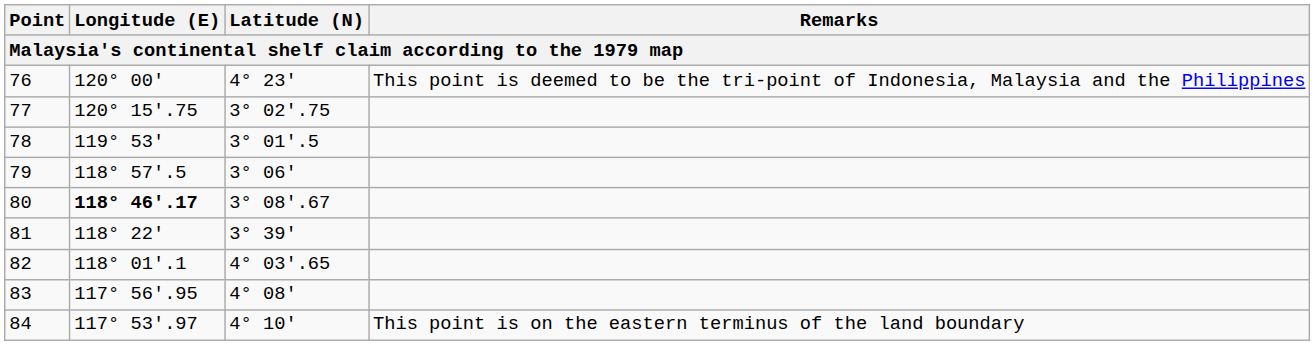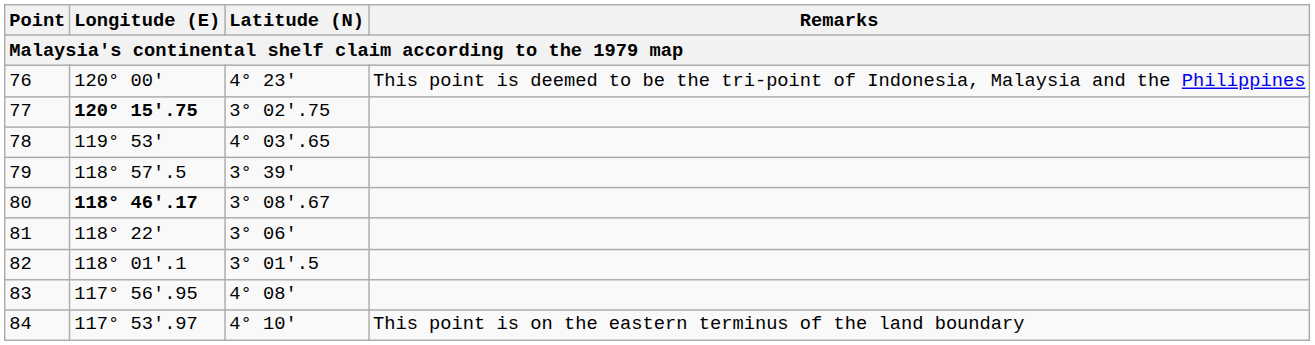(136, 112) normal -> (136, 112) bold
(274, 142) 3° 01'.5 -> (280, 142) 4° 03'.65
(263, 173) 3° 06' -> (263, 173) 3° 39'
(263, 234) 3° 39' -> (263, 234) 3° 06'
(280, 264) 4° 03'.65 -> (274, 264) 3° 01'.5
